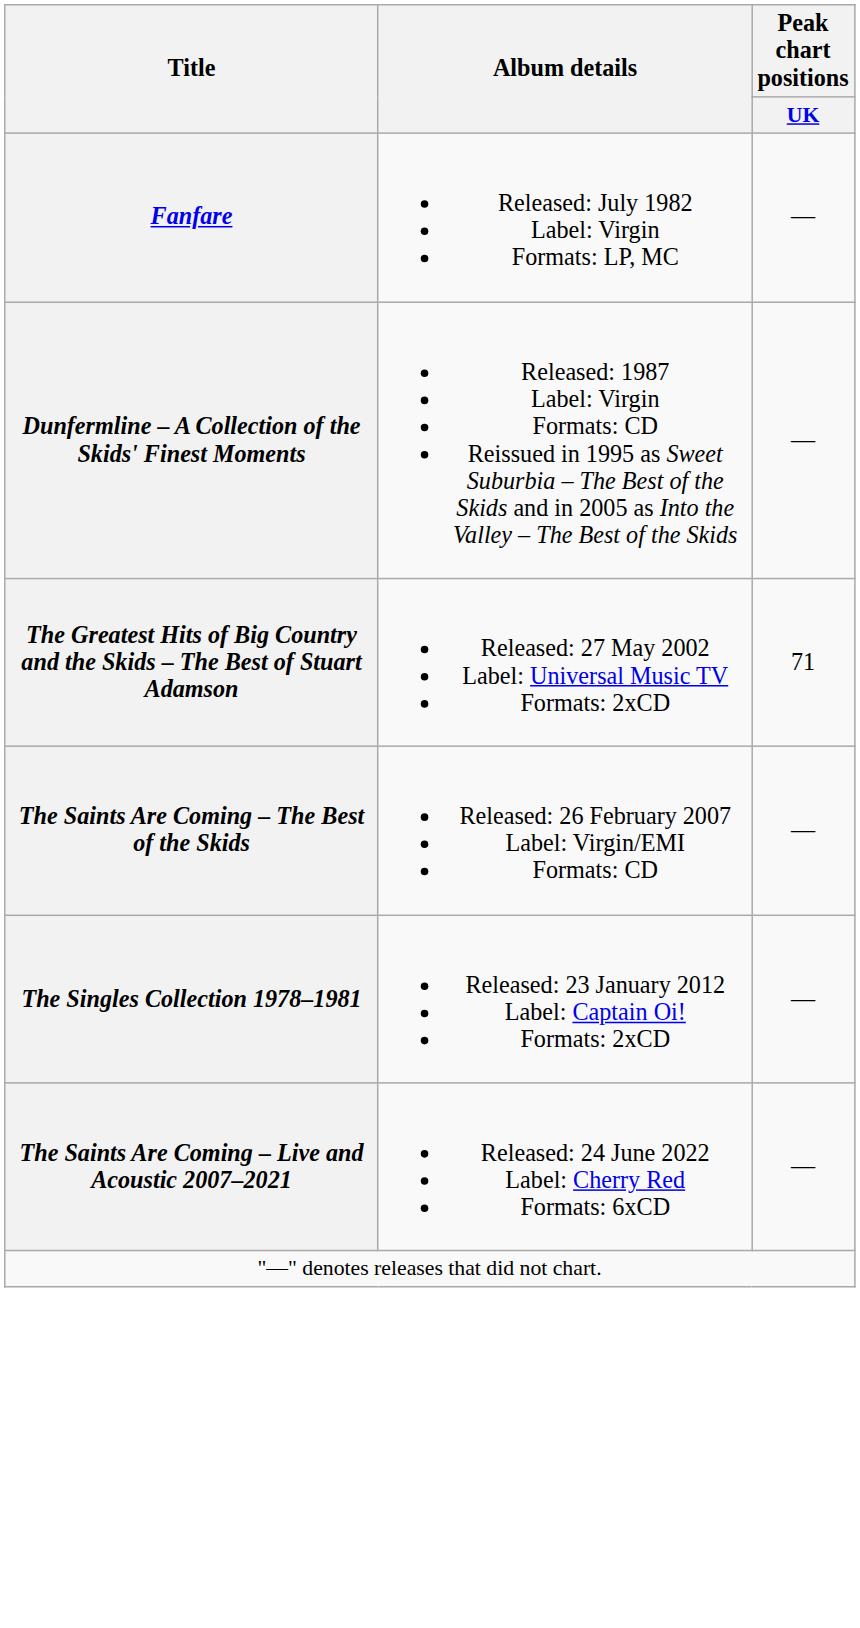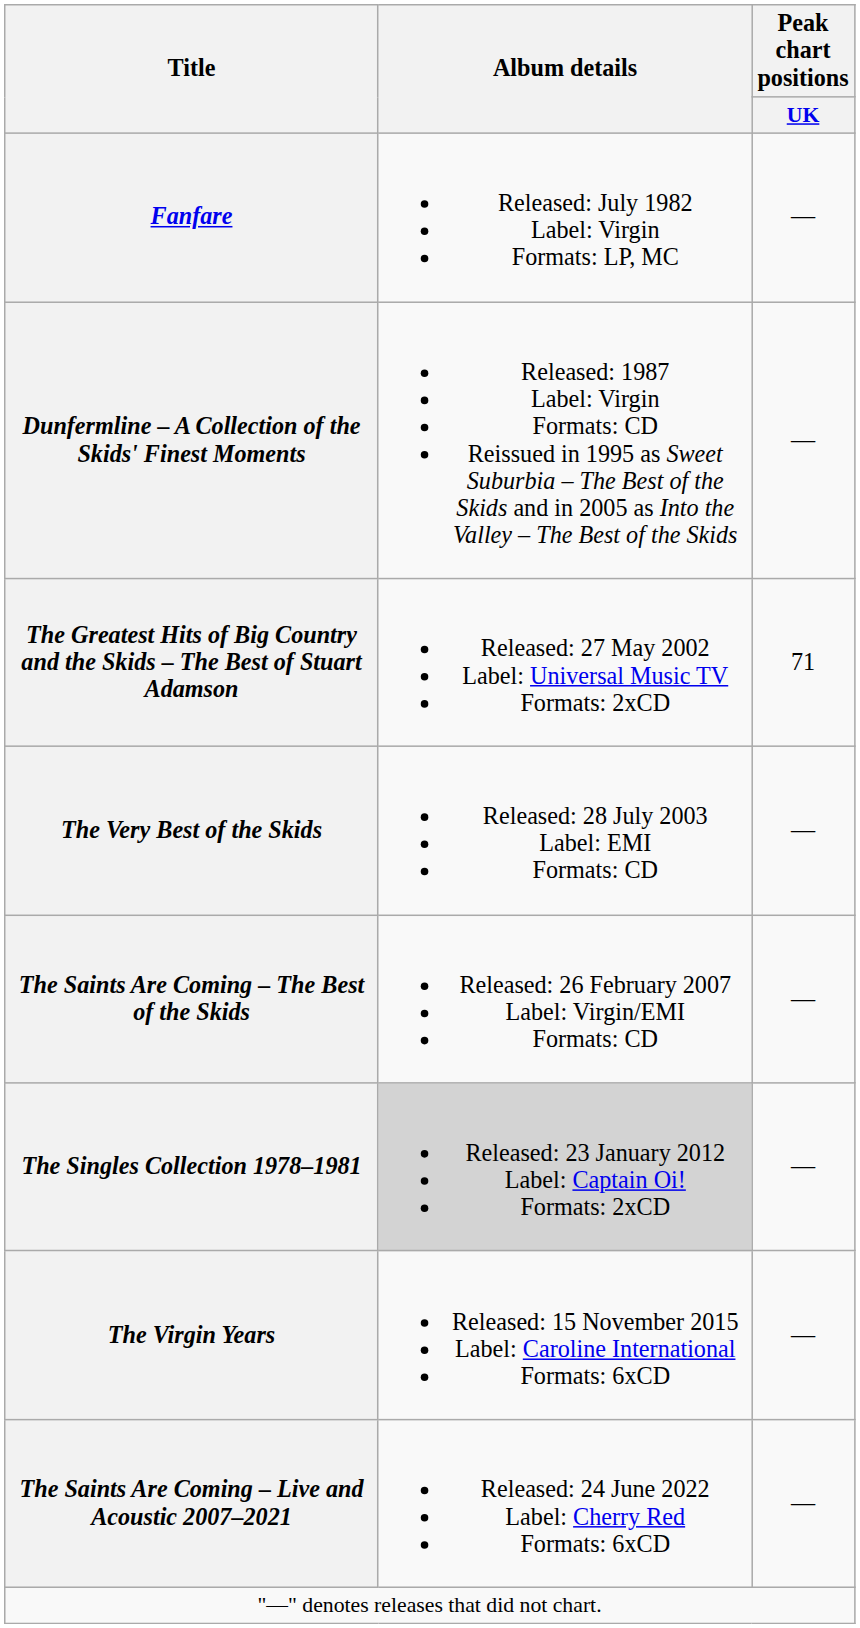+ row: (192, 830)
(565, 1012) no background -> (565, 1181) lightgrey background
+ row: (192, 1334)
